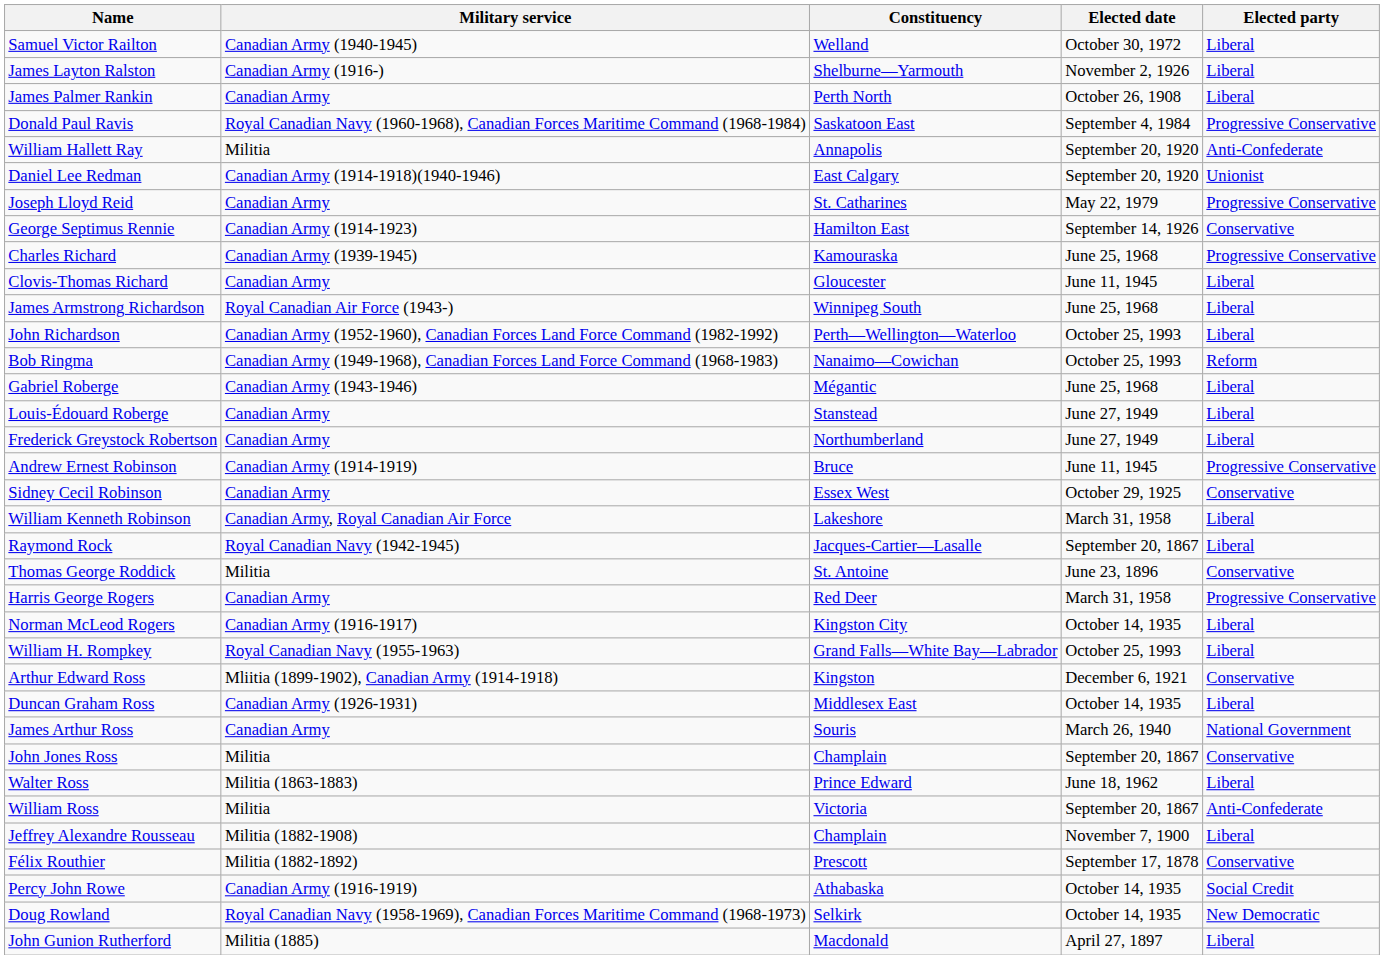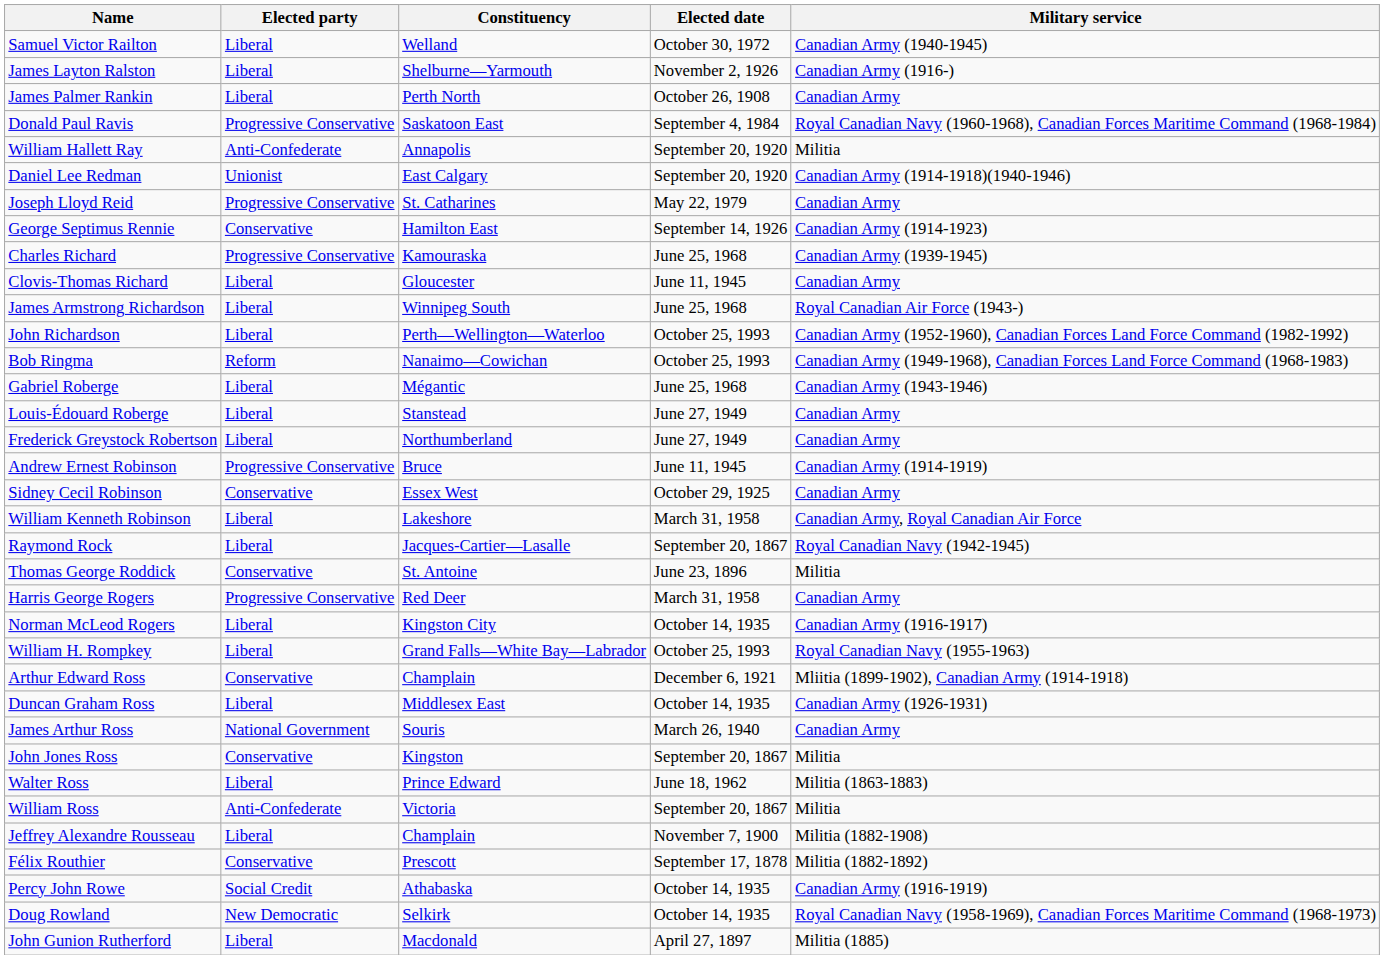columns swapped: (1291, 17) <-> (515, 17)
(844, 677) Kingston -> (439, 677) Champlain
(850, 756) Champlain -> (433, 756) Kingston
